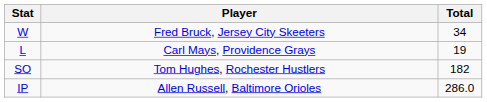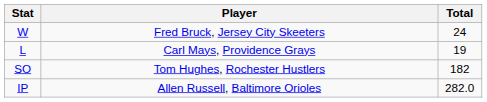(460, 32) 34 -> (460, 32) 24
(460, 87) 286.0 -> (460, 87) 282.0
